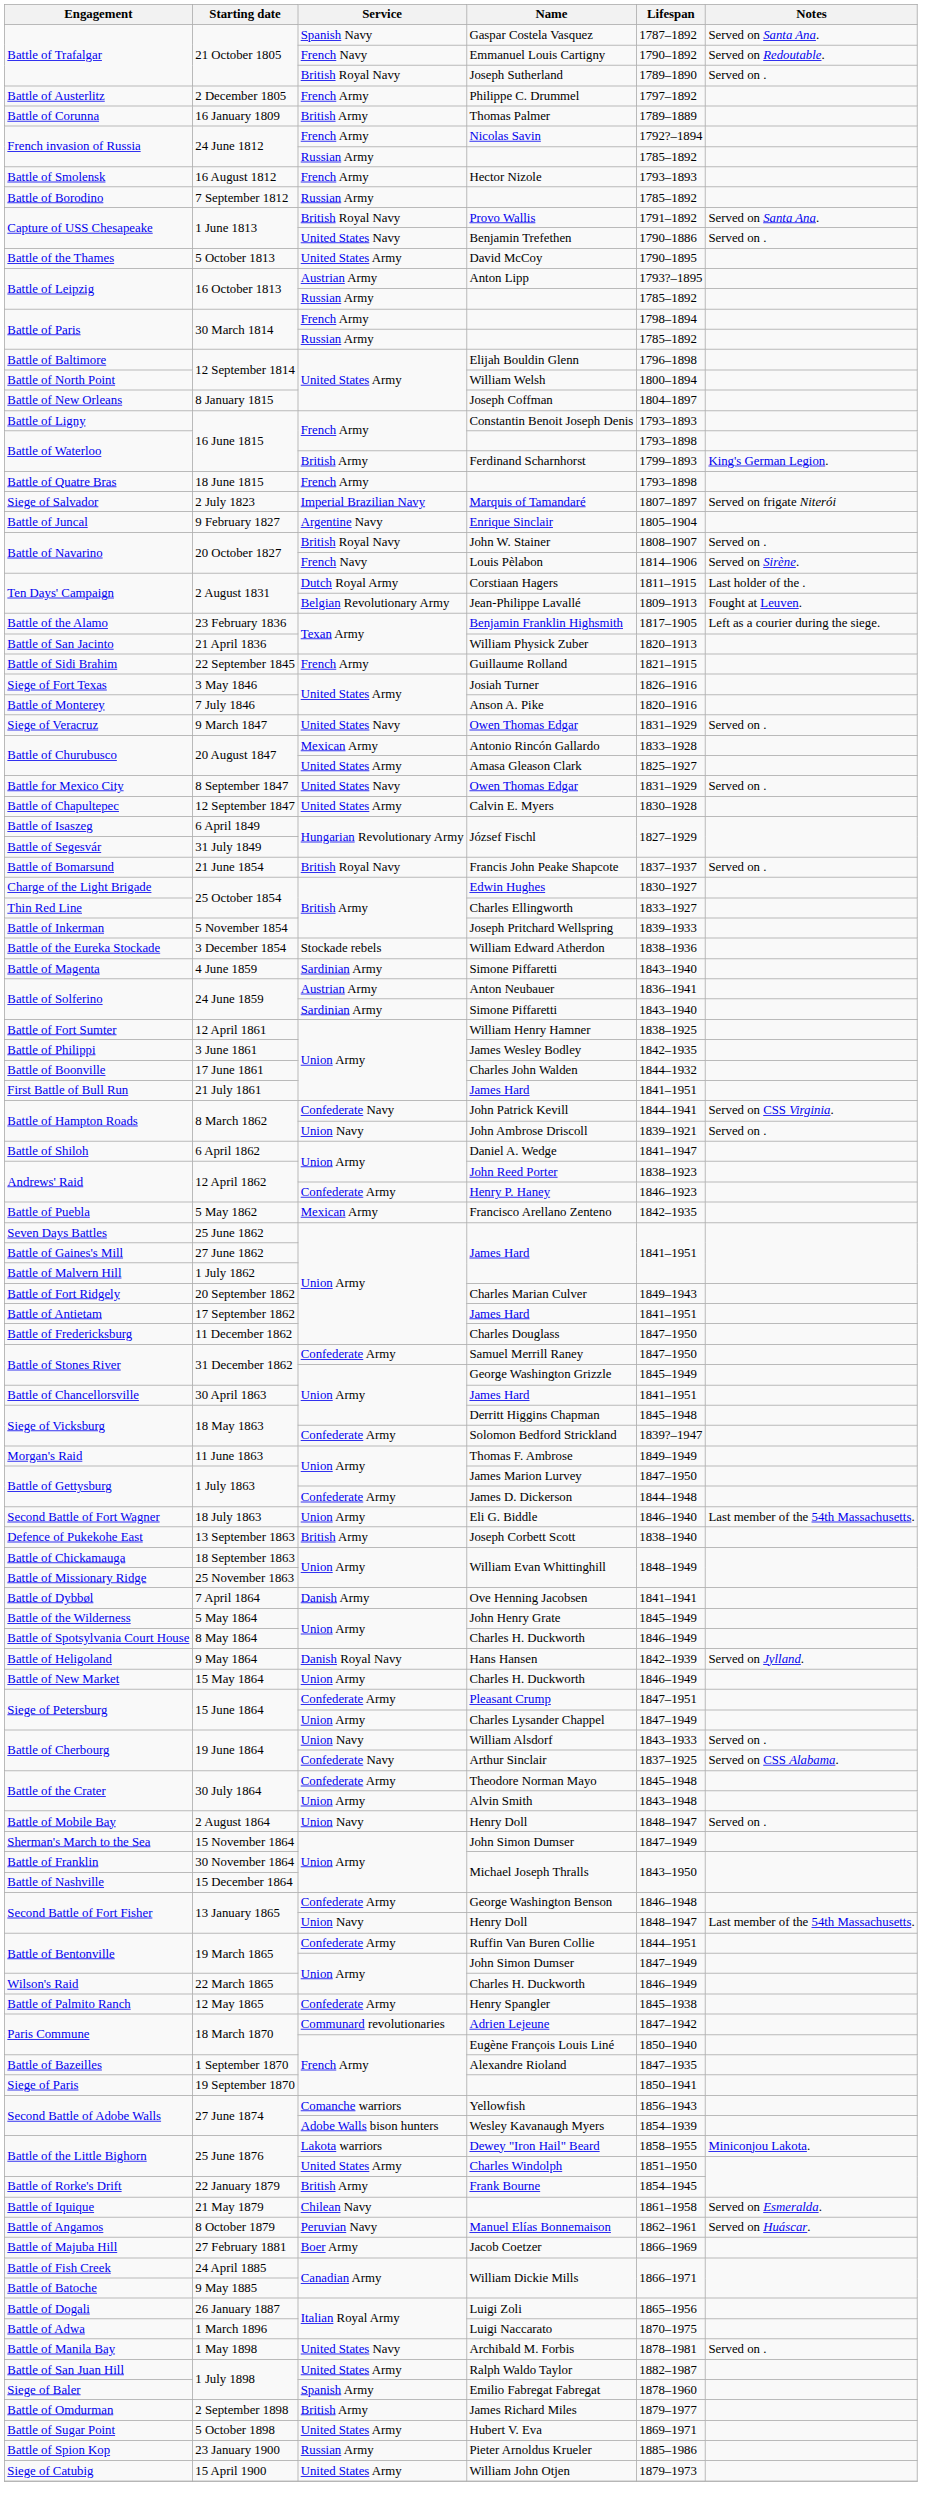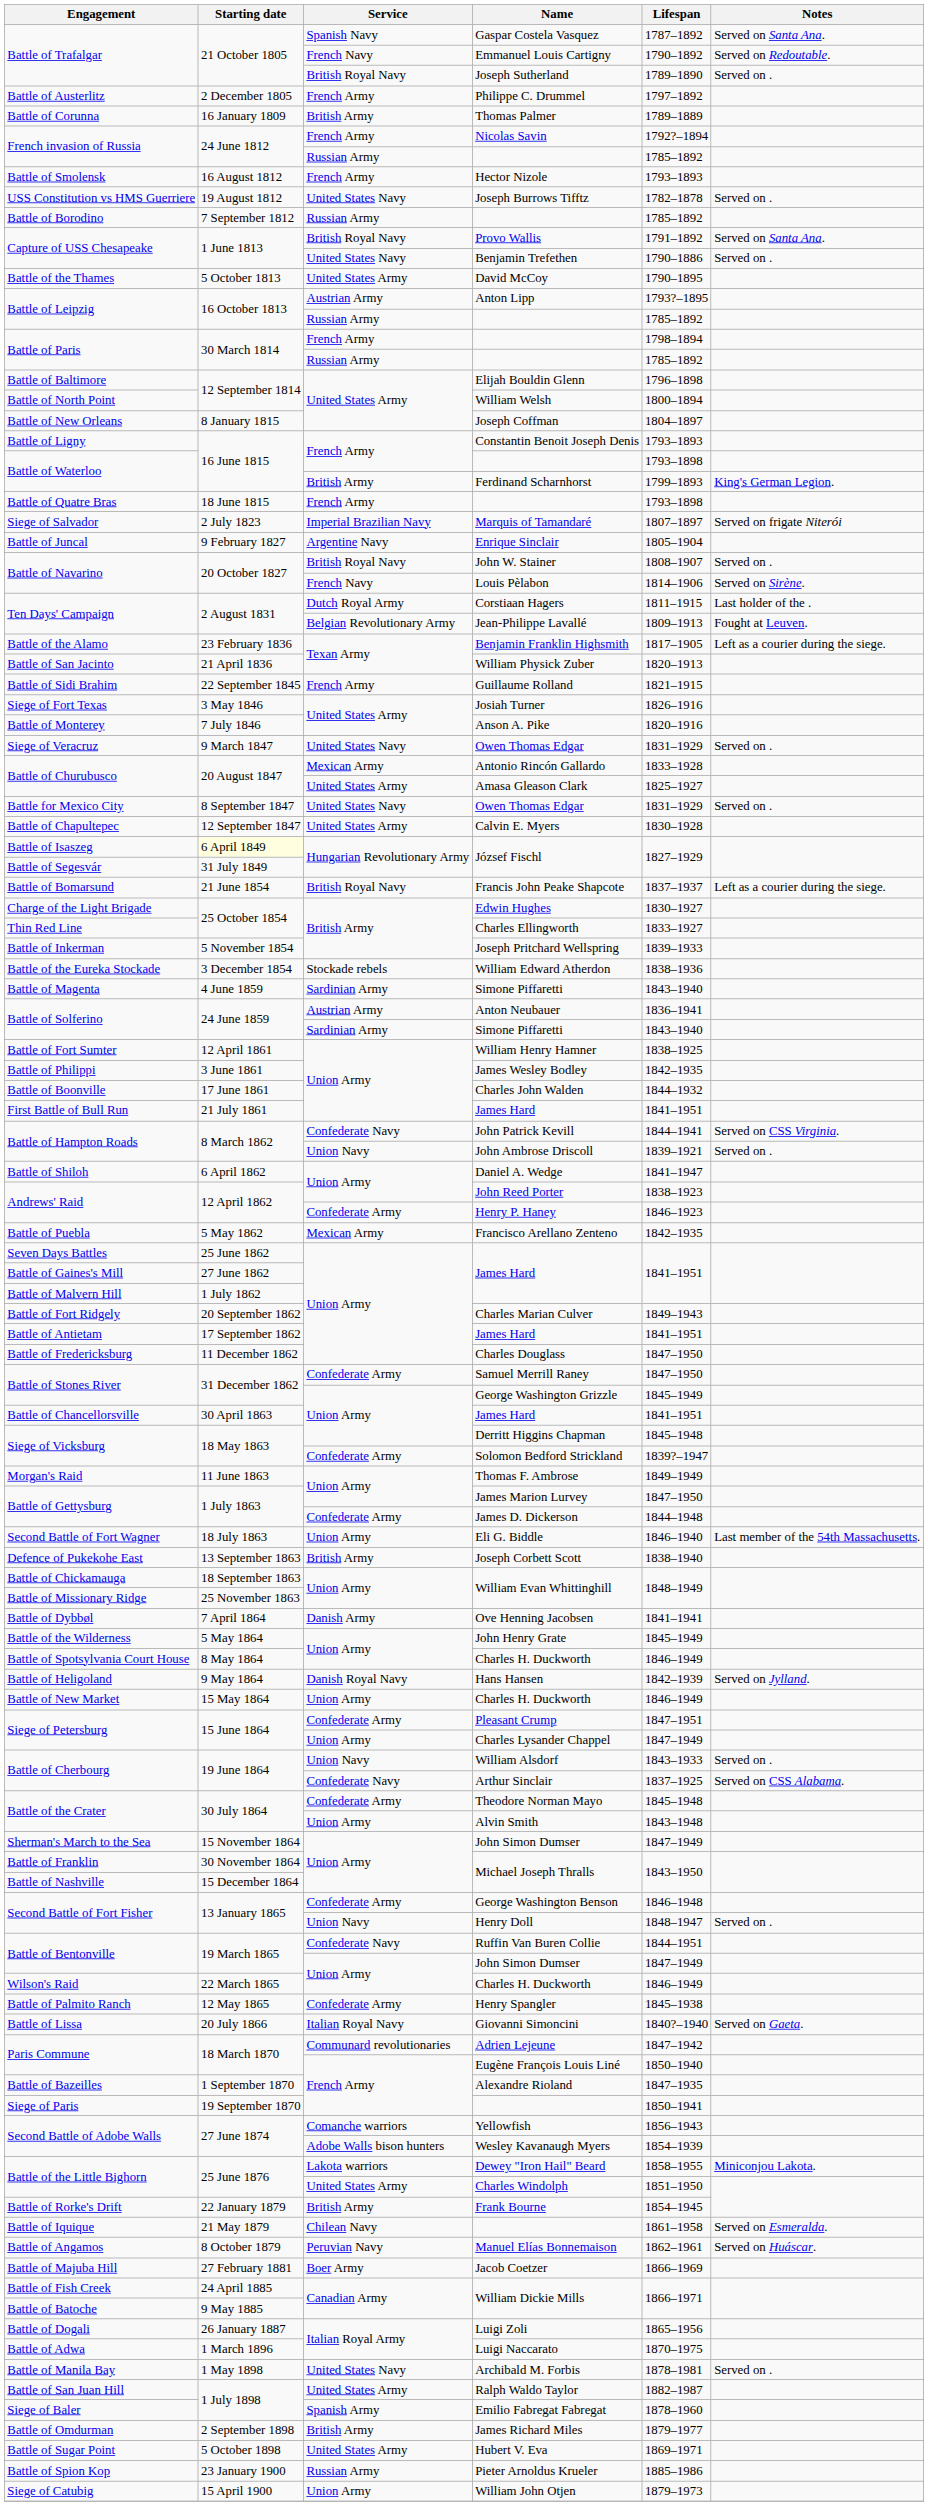+ row: (101, 197)
(228, 826) no background -> (233, 846) lightyellow background
(737, 867) Served on . -> (800, 887) Left as a courier during the siege.
- row: (62, 1821)
(812, 1922) Last member of the 54th Massachusetts. -> (743, 1922) Served on .
(348, 1943) Confederate Army -> (353, 1943) Confederate Navy
+ row: (45, 2024)
(351, 2470) United States Army -> (339, 2491) Union Army
